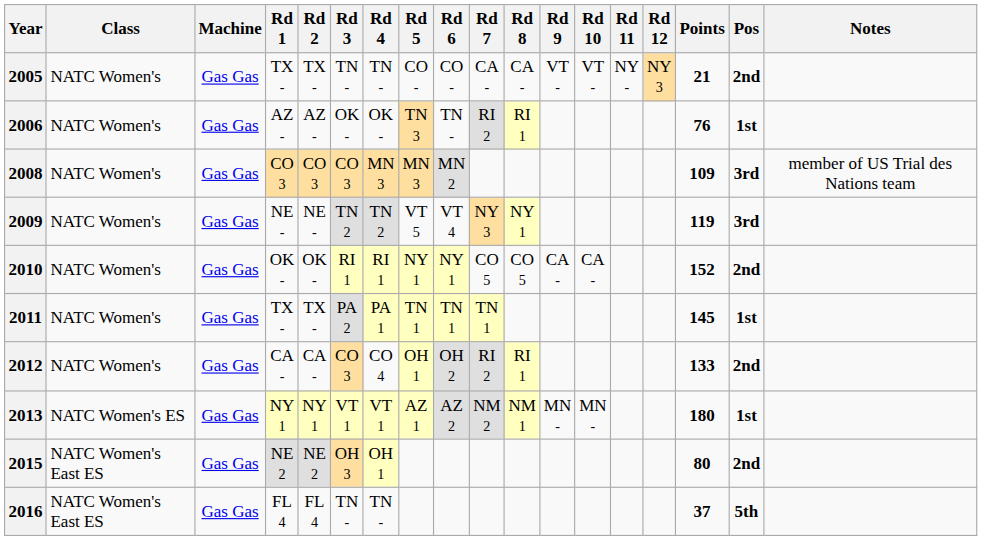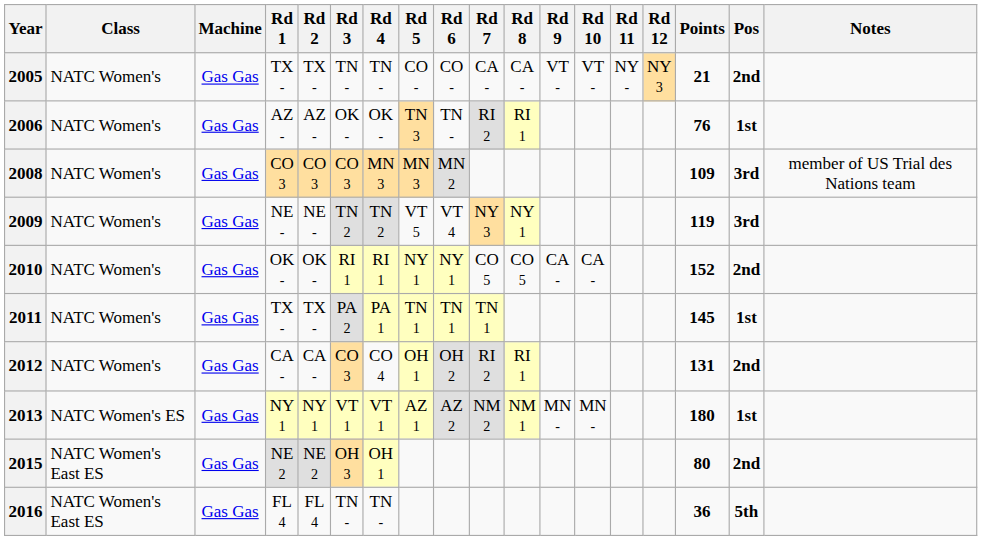(702, 366) 133 -> (702, 366) 131
(702, 511) 37 -> (702, 511) 36
